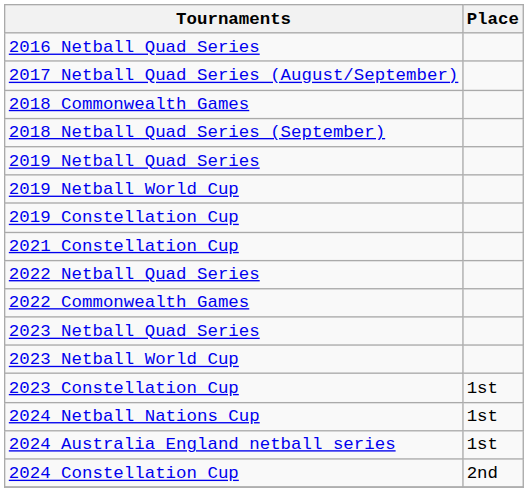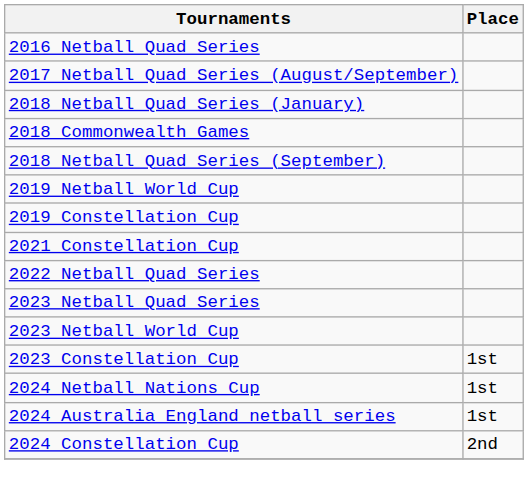+ row: (187, 104)
- row: (134, 161)
- row: (129, 303)
